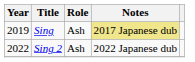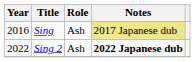(18, 30) 2019 -> (18, 30) 2016
(135, 48) normal -> (138, 48) bold
